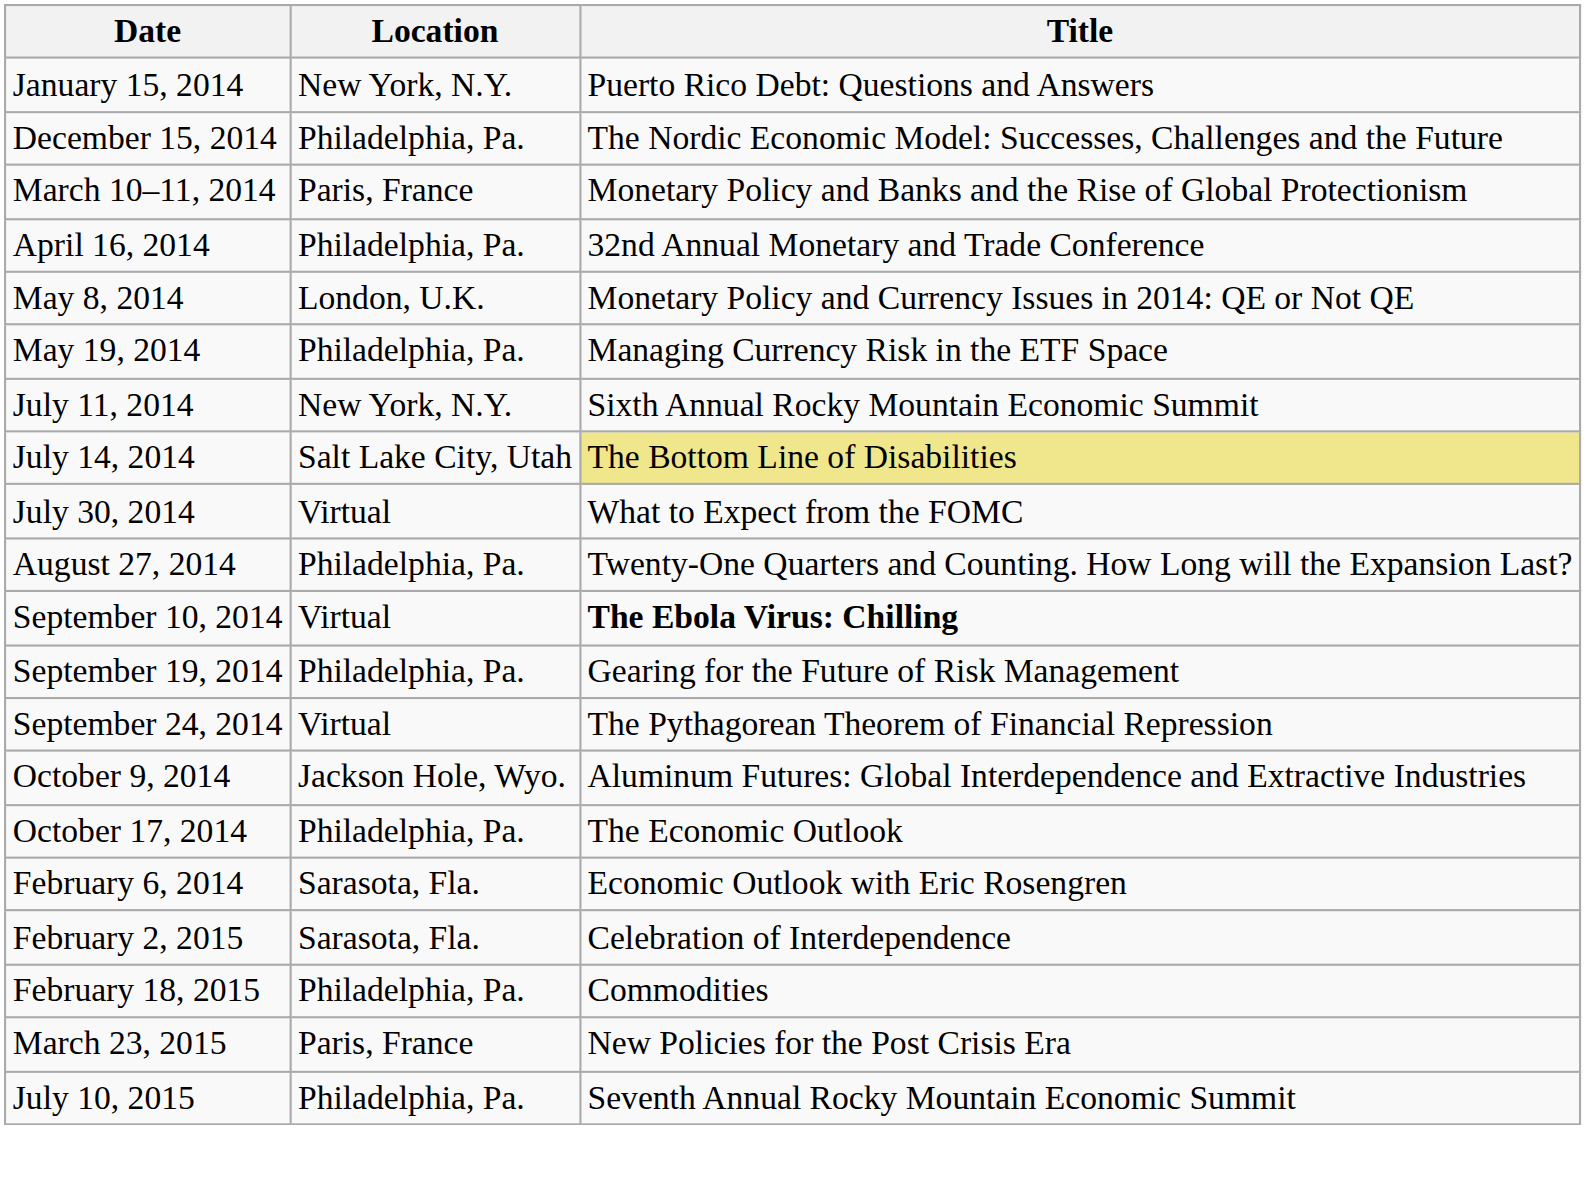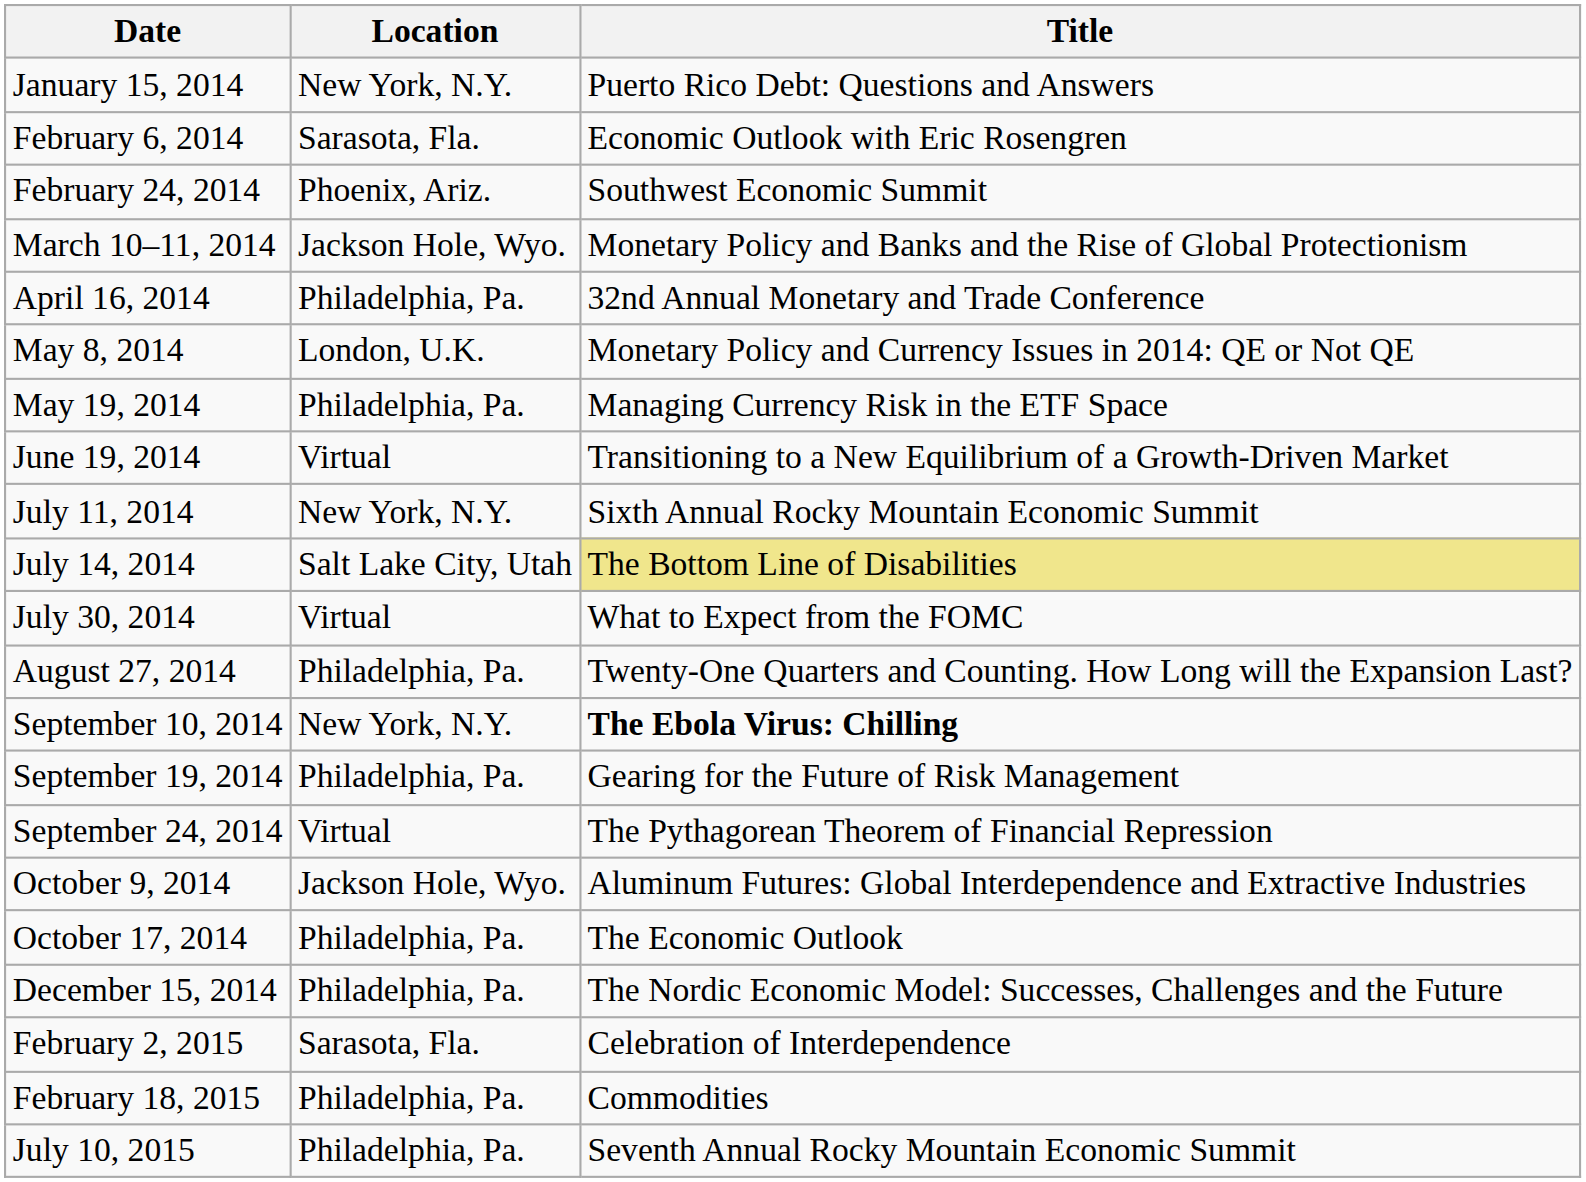rows swapped: (128, 883) <-> (145, 137)
+ row: (136, 191)
(386, 191) Paris, France -> (432, 244) Jackson Hole, Wyo.
+ row: (107, 457)
(345, 617) Virtual -> (405, 723) New York, N.Y.
- row: (120, 1043)
